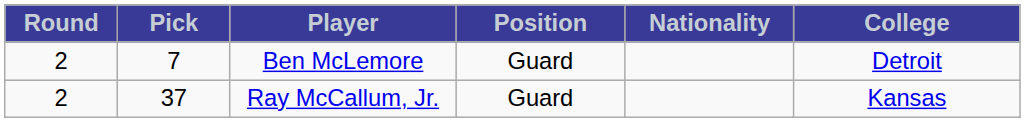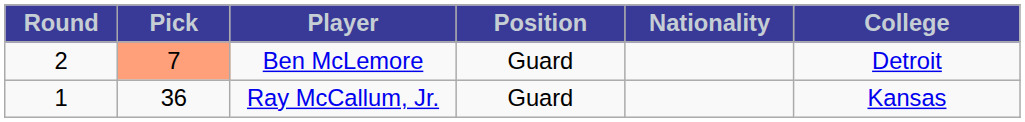(174, 60) no background -> (174, 60) lightsalmon background
(61, 98) 2 -> (61, 98) 1
(174, 98) 37 -> (174, 98) 36
